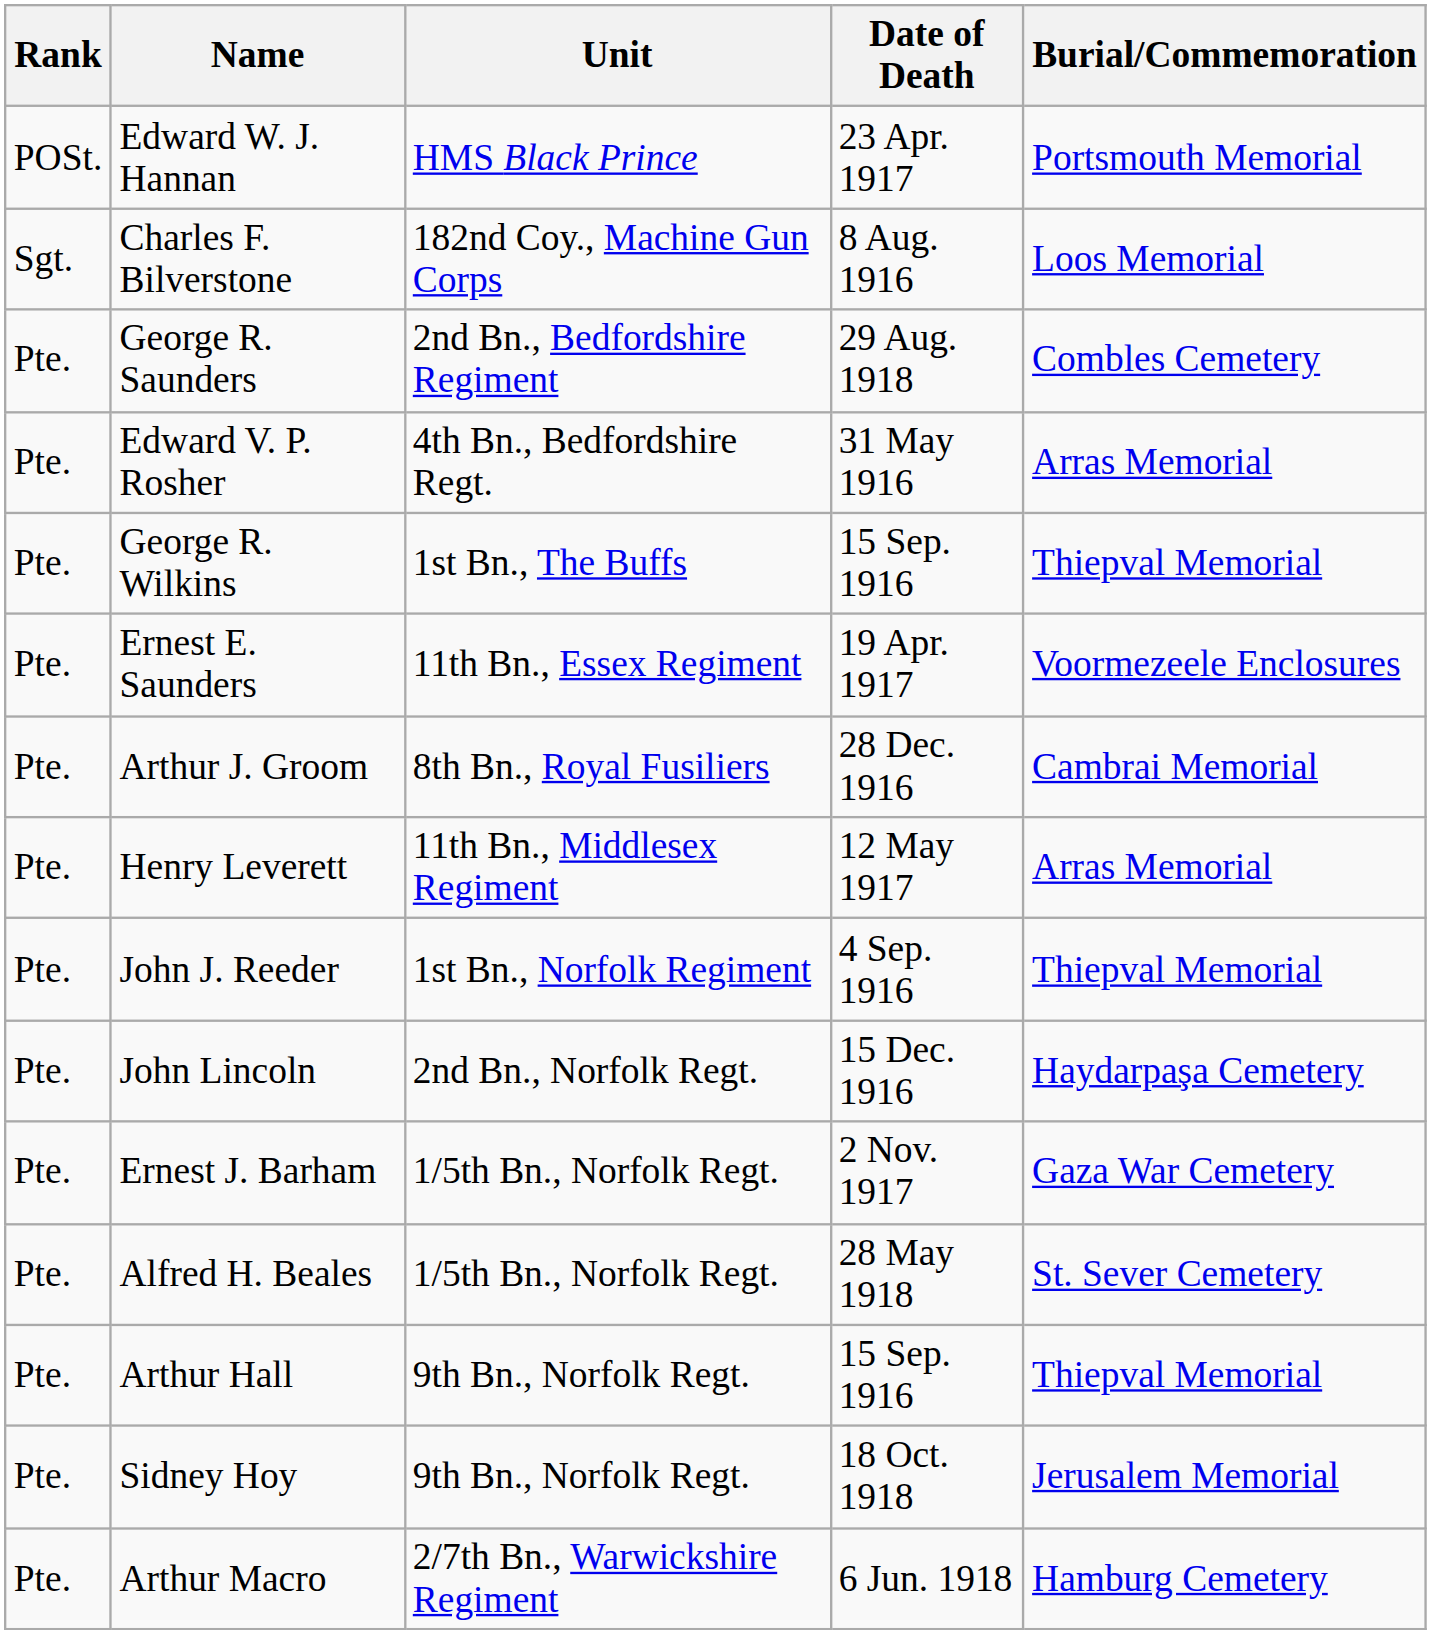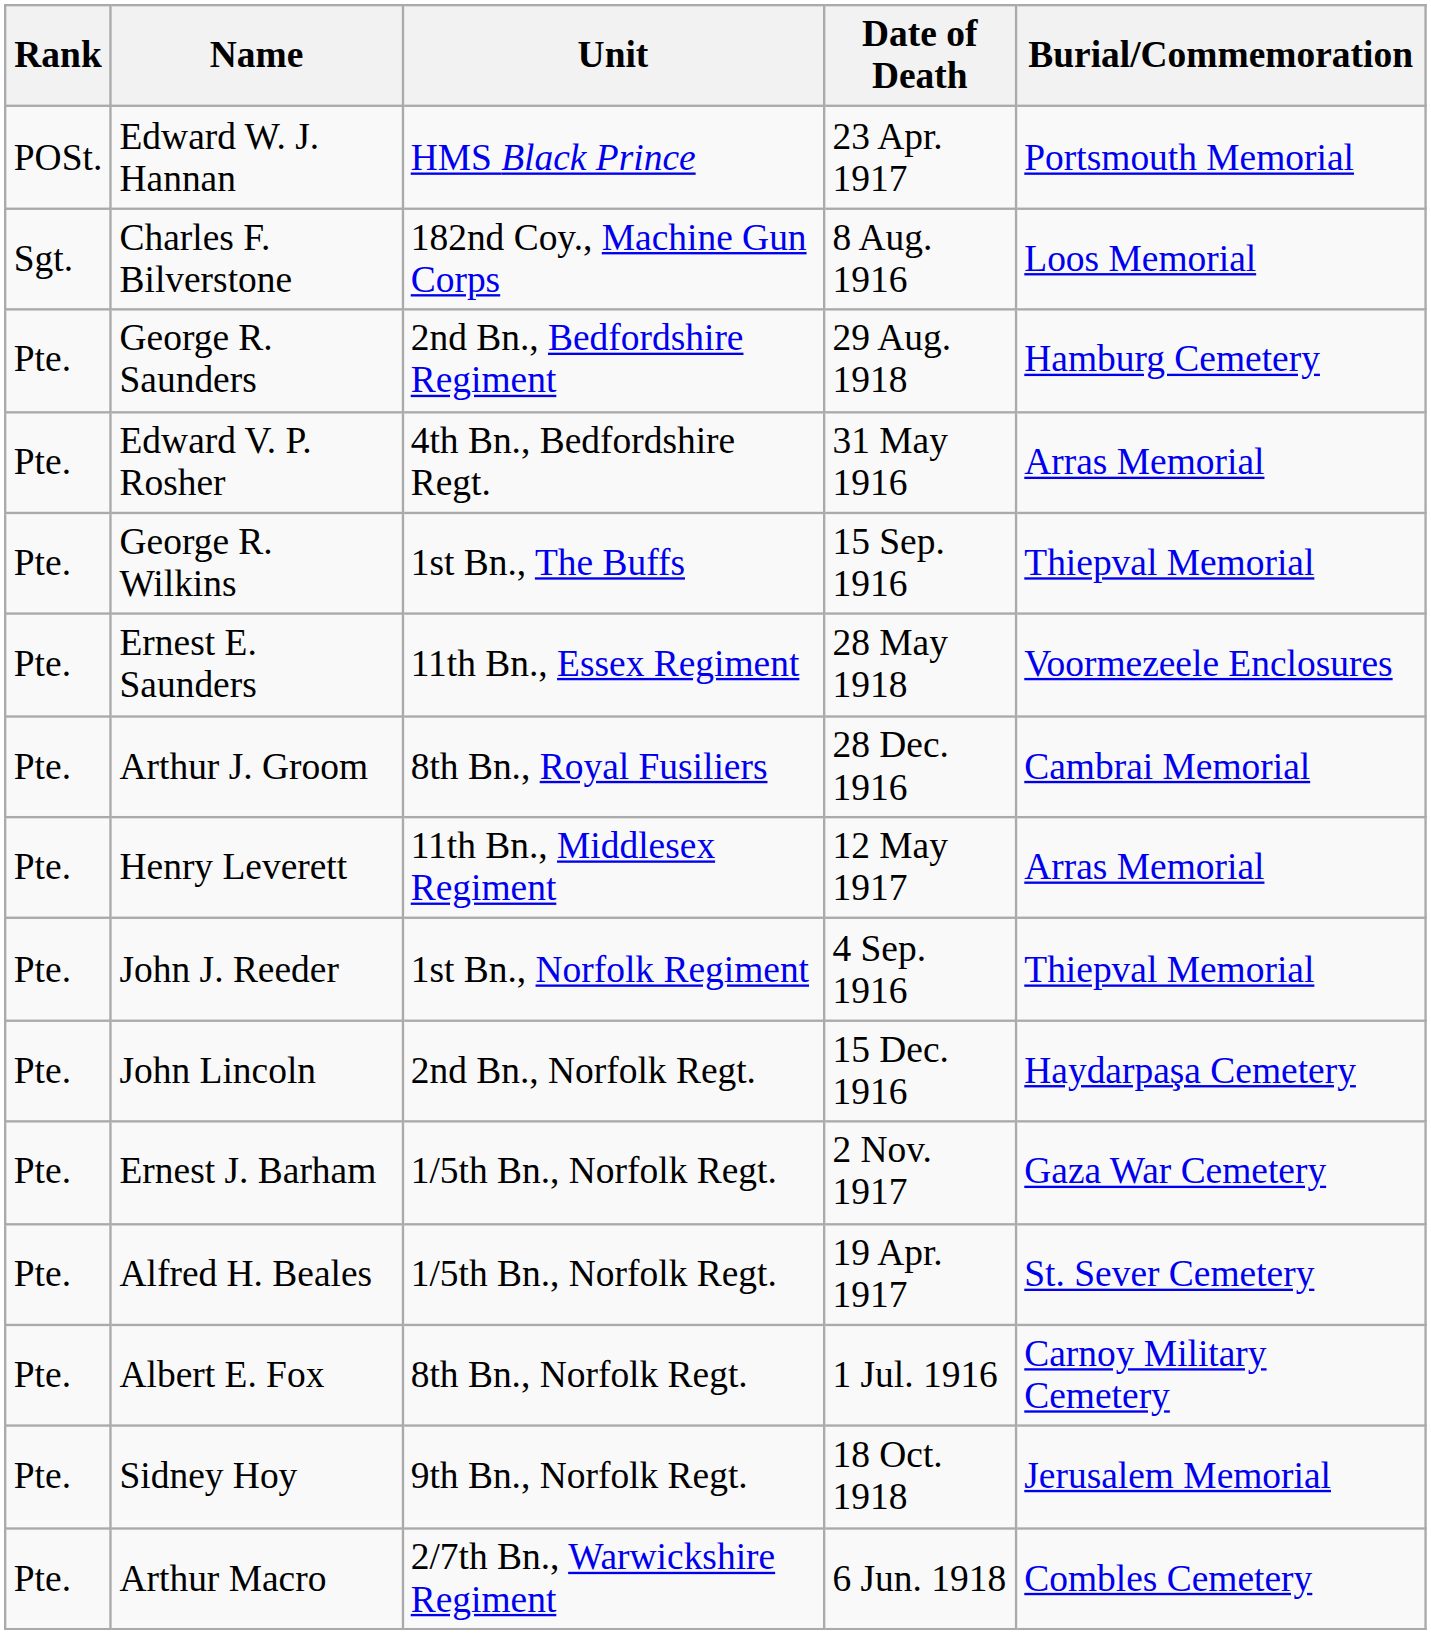(1176, 359) Combles Cemetery -> (1172, 359) Hamburg Cemetery
(894, 664) 19 Apr. 1917 -> (890, 664) 28 May 1918
(896, 1273) 28 May 1918 -> (888, 1273) 19 Apr. 1917
+ row: (222, 1374)
- row: (206, 1374)
(1180, 1577) Hamburg Cemetery -> (1168, 1577) Combles Cemetery
